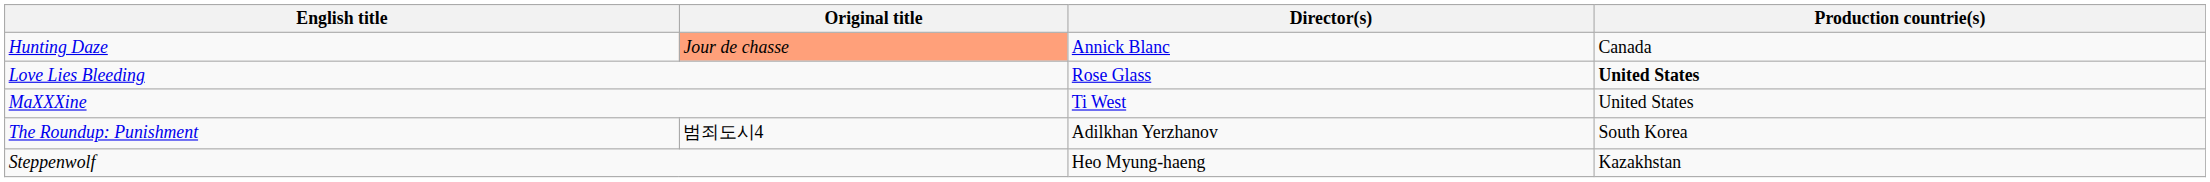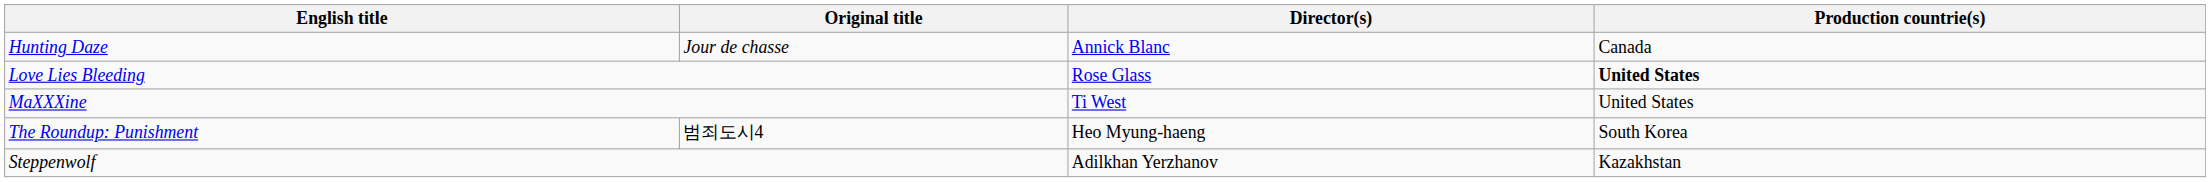(736, 46) lightsalmon background -> (736, 46) no background
(1145, 132) Adilkhan Yerzhanov -> (1139, 132) Heo Myung-haeng
(1139, 162) Heo Myung-haeng -> (1145, 162) Adilkhan Yerzhanov
